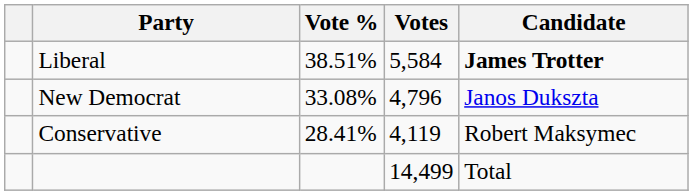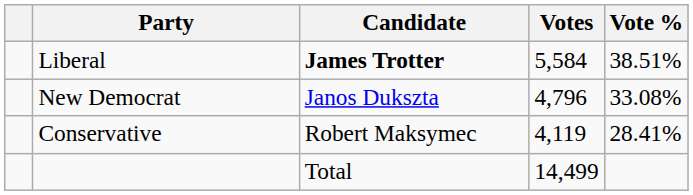columns swapped: (574, 23) <-> (342, 23)
